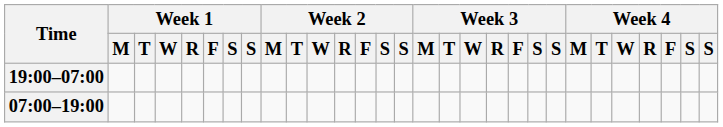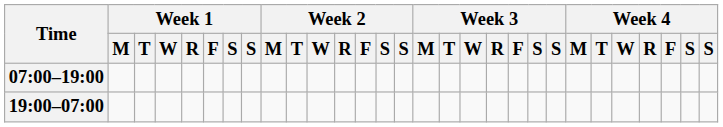rows swapped: (56, 106) <-> (56, 77)
